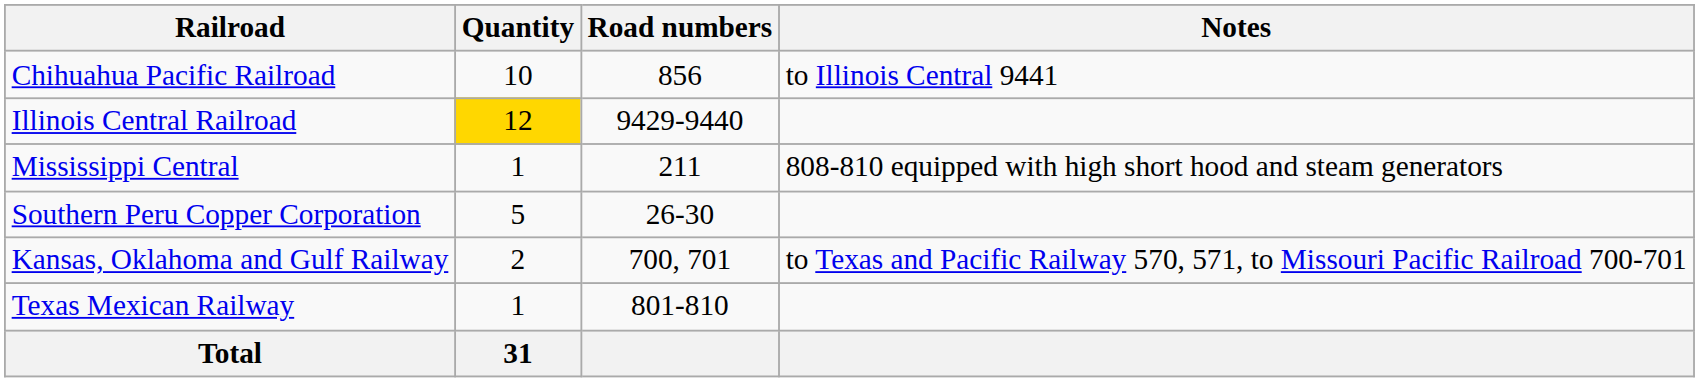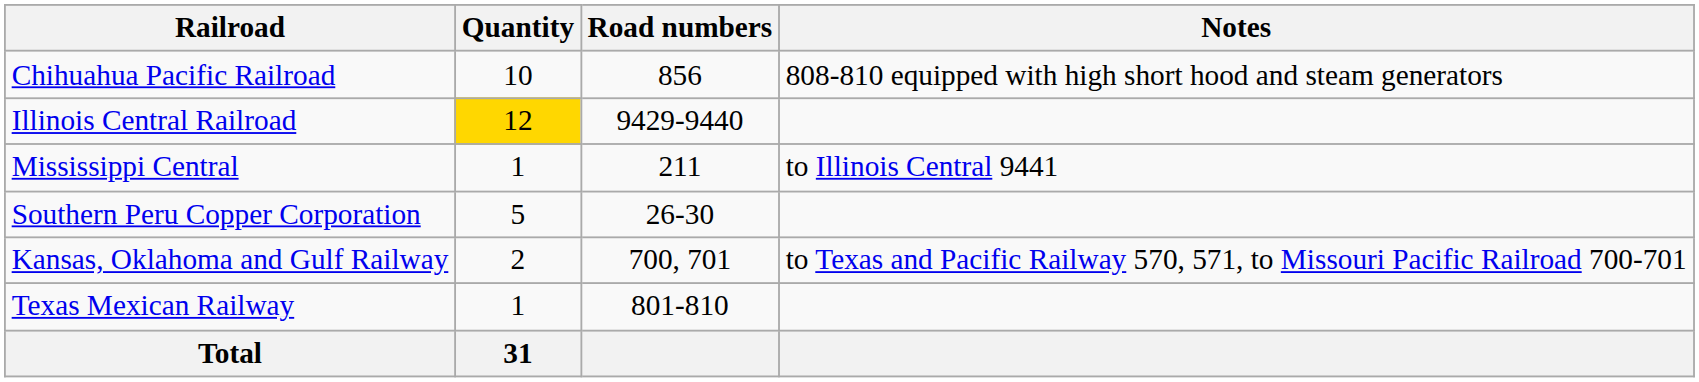(922, 74) to Illinois Central 9441 -> (1144, 74) 808-810 equipped with high short hood and steam generators
(1144, 167) 808-810 equipped with high short hood and steam generators -> (922, 167) to Illinois Central 9441
